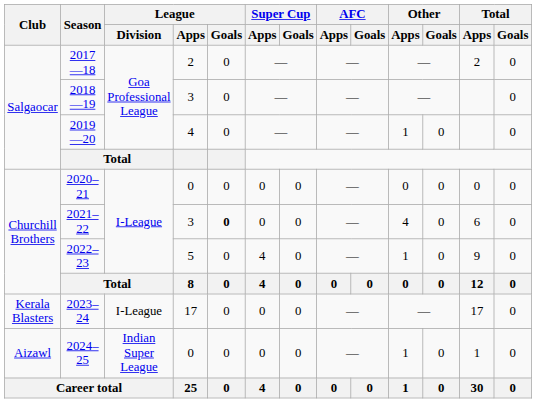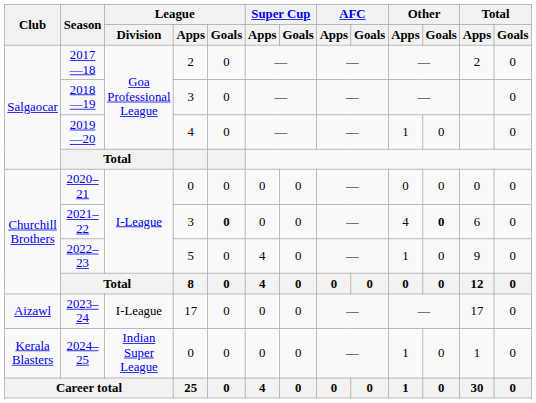(441, 221) normal -> (441, 221) bold
(33, 311) Kerala Blasters -> (33, 311) Aizawl
(33, 353) Aizawl -> (33, 353) Kerala Blasters
